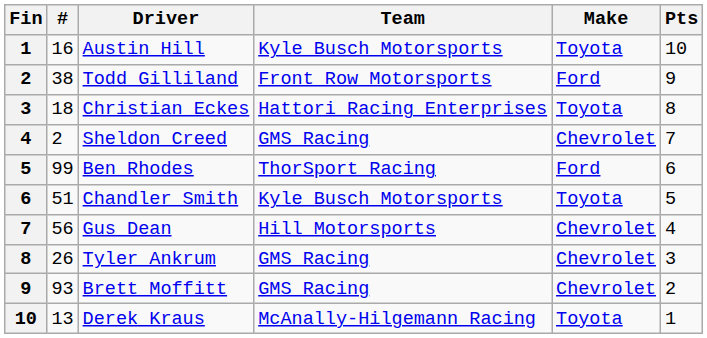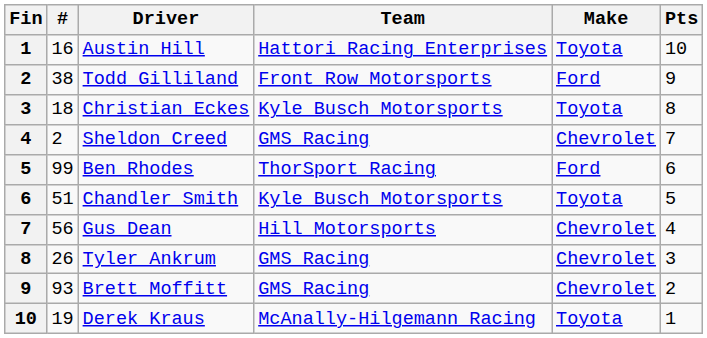(380, 50) Kyle Busch Motorsports -> (403, 50) Hattori Racing Enterprises
(403, 110) Hattori Racing Enterprises -> (380, 110) Kyle Busch Motorsports
(63, 319) 13 -> (63, 319) 19
